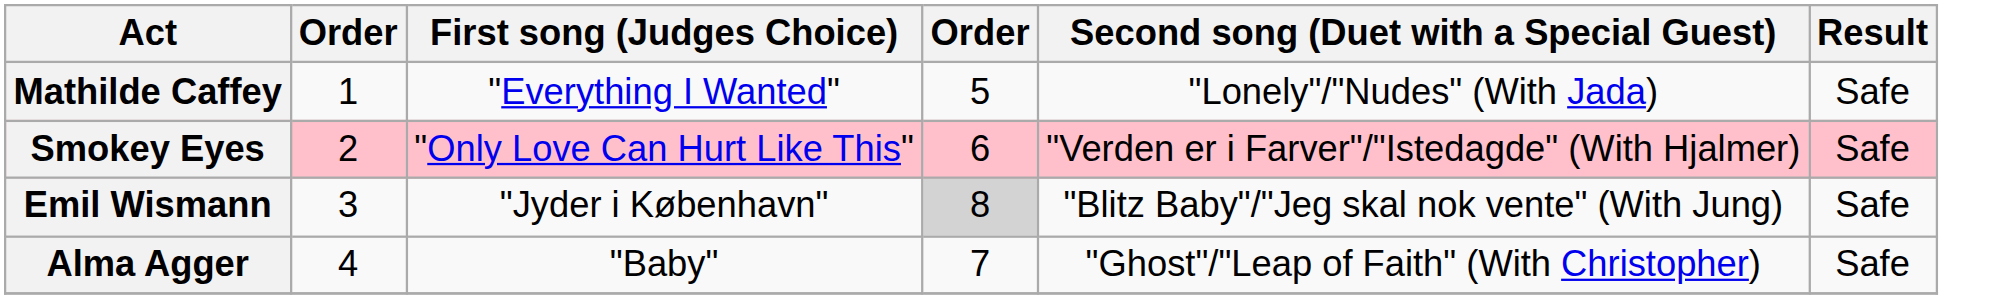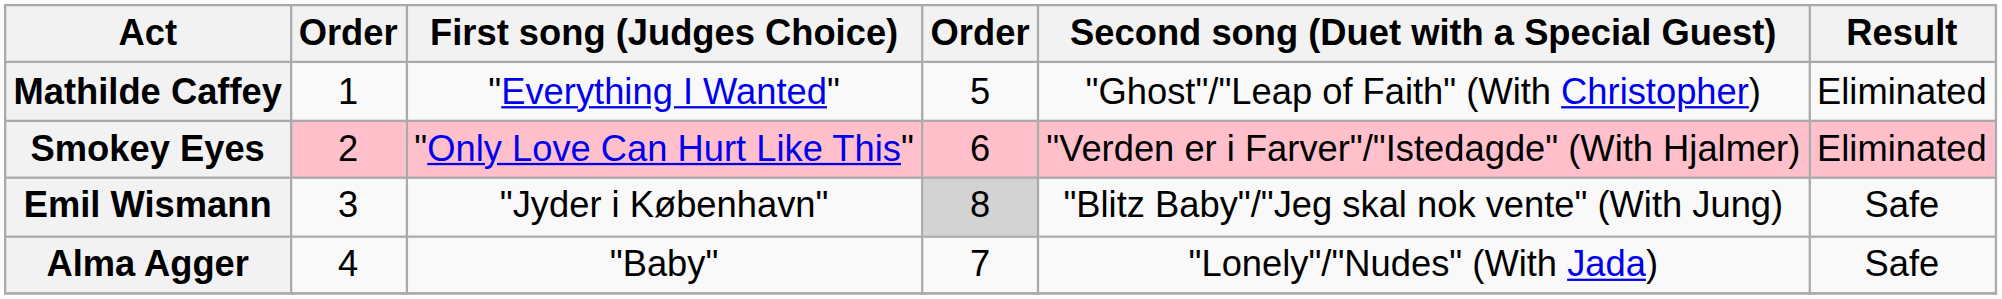(1423, 90) "Lonely"/"Nudes" (With Jada) -> (1423, 90) "Ghost"/"Leap of Faith" (With Christopher)
(1873, 90) Safe -> (1902, 90) Eliminated
(1873, 148) Safe -> (1902, 148) Eliminated
(1423, 263) "Ghost"/"Leap of Faith" (With Christopher) -> (1423, 263) "Lonely"/"Nudes" (With Jada)
